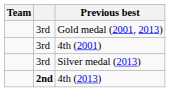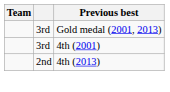- row: (99, 62)
(44, 78) bold -> (44, 62) normal
